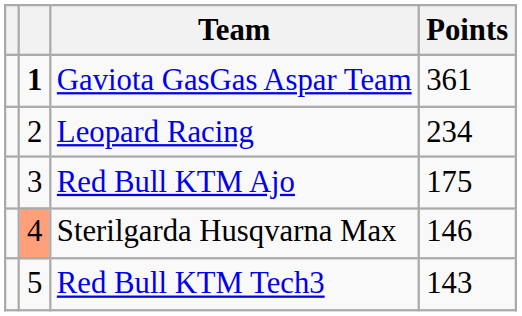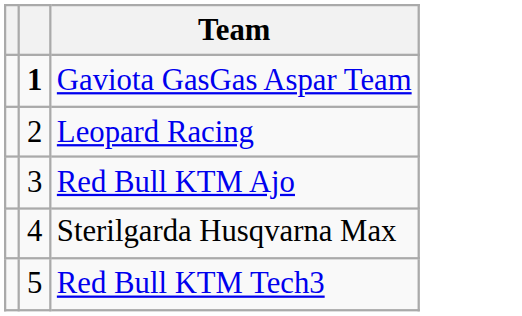- column: (467, 29)
(35, 232) lightsalmon background -> (35, 232) no background
